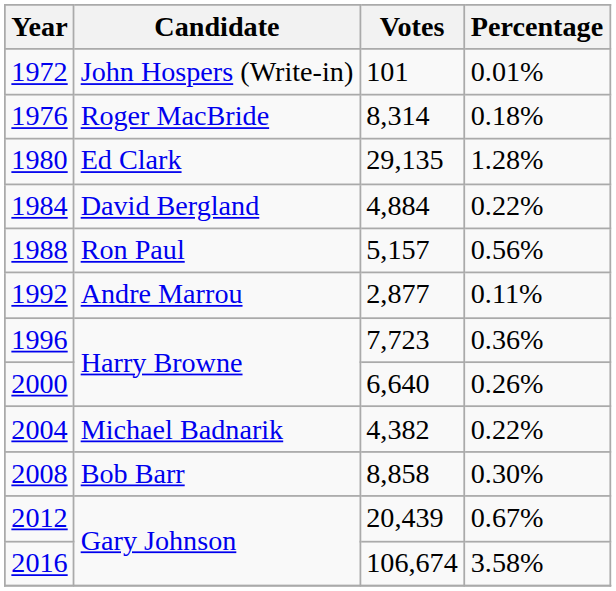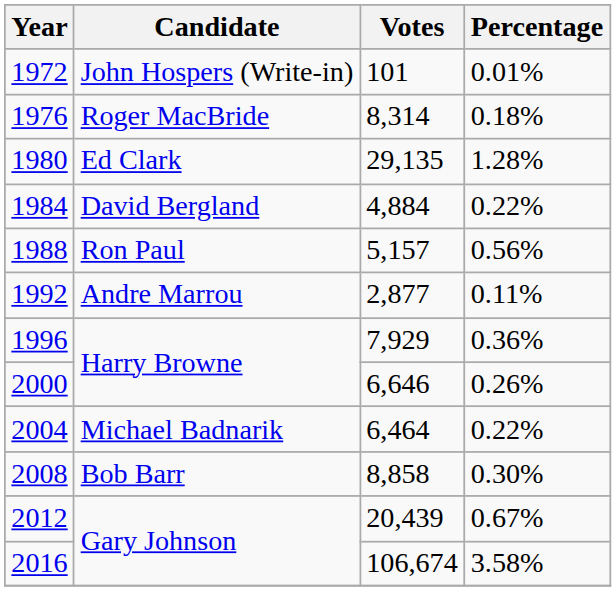(398, 339) 7,723 -> (398, 339) 7,929
(398, 384) 6,640 -> (398, 384) 6,646
(398, 428) 4,382 -> (398, 428) 6,464
